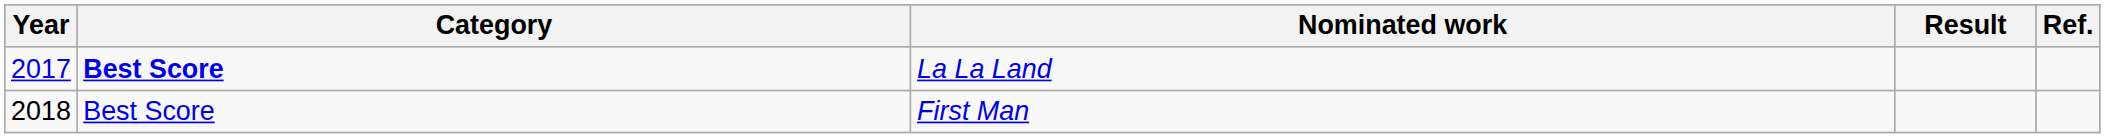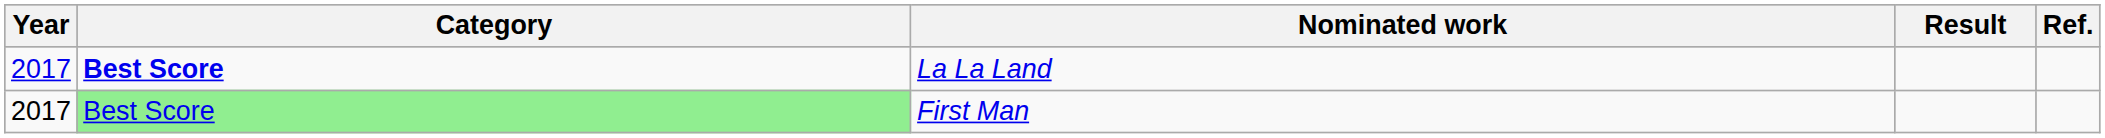(41, 111) 2018 -> (41, 111) 2017
(149, 111) no background -> (149, 111) lightgreen background
